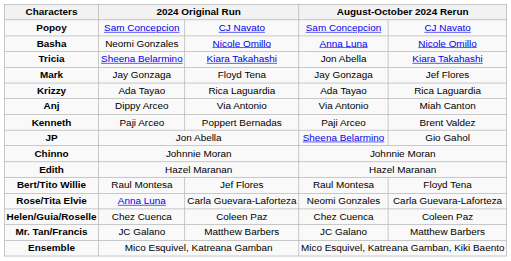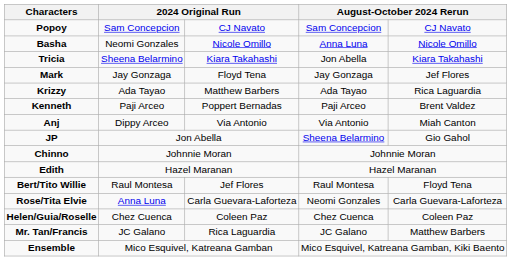(242, 91) Rica Laguardia -> (242, 91) Matthew Barbers
rows swapped: (52, 122) <-> (52, 106)
(242, 232) Matthew Barbers -> (242, 232) Rica Laguardia
